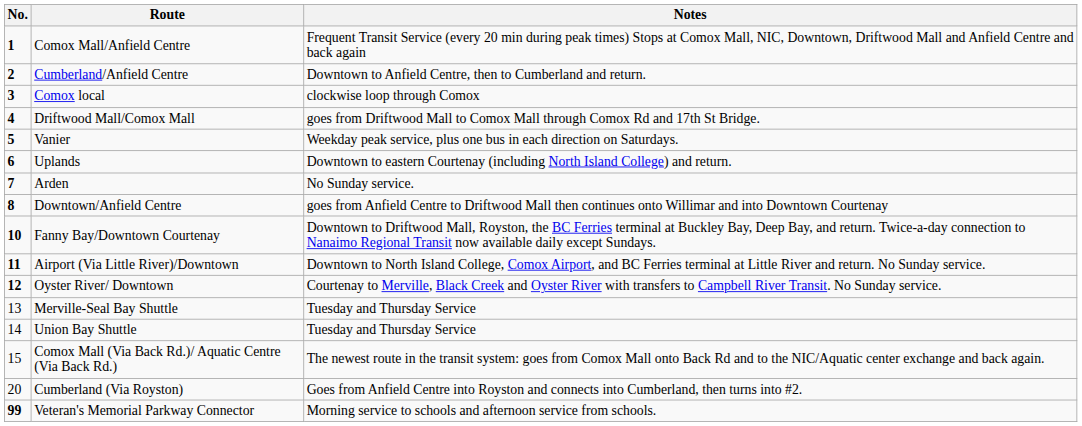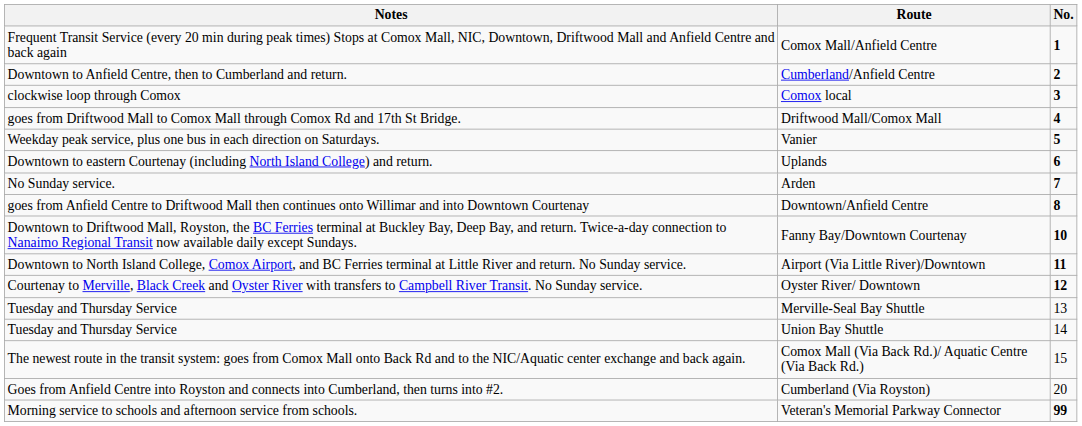columns swapped: (18, 15) <-> (690, 15)
